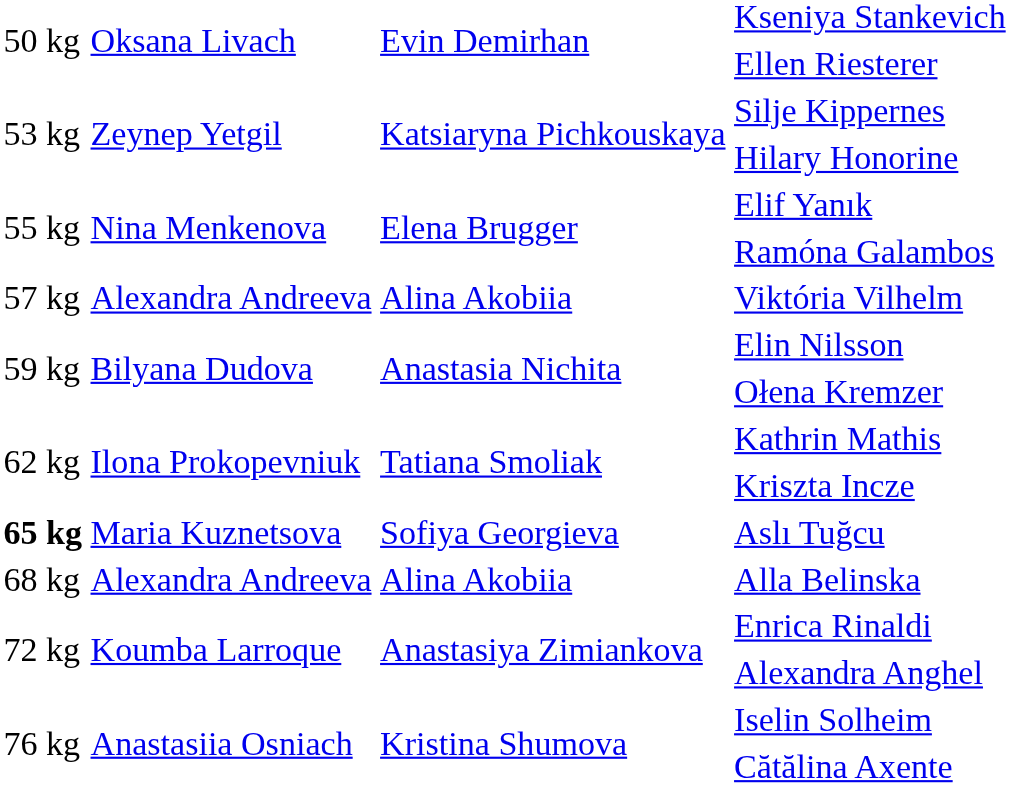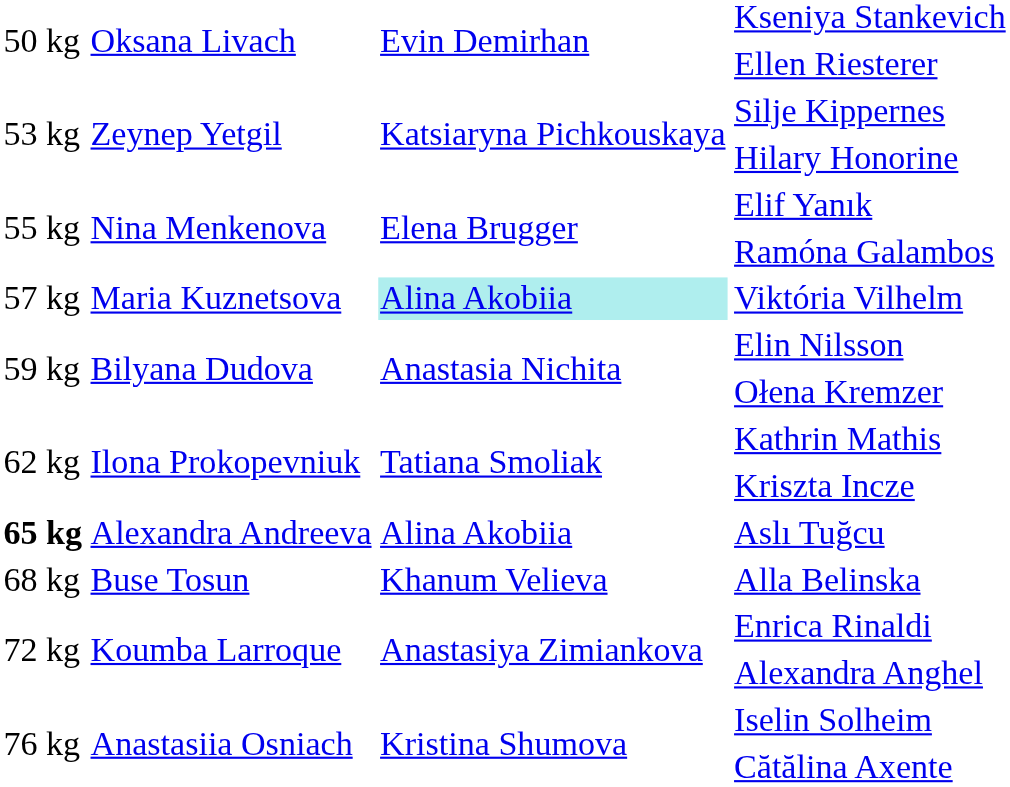(231, 298) Alexandra Andreeva -> (216, 298) Maria Kuznetsova
(476, 298) no background -> (476, 298) paleturquoise background
(216, 532) Maria Kuznetsova -> (231, 532) Alexandra Andreeva
(499, 532) Sofiya Georgieva -> (476, 532) Alina Akobiia
(231, 579) Alexandra Andreeva -> (170, 579) Buse Tosun
(476, 579) Alina Akobiia -> (494, 579) Khanum Velieva
